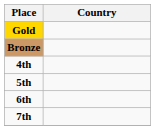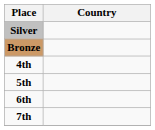- row: (24, 30)
+ row: (24, 30)
